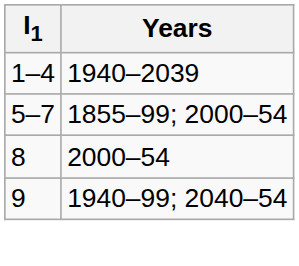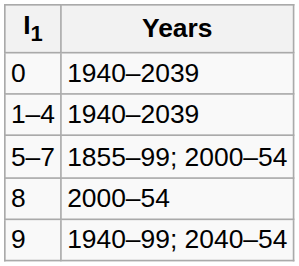+ row: (18, 72)
